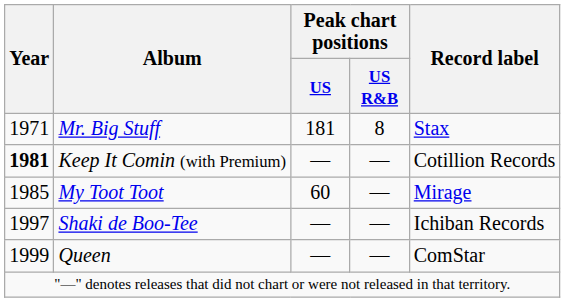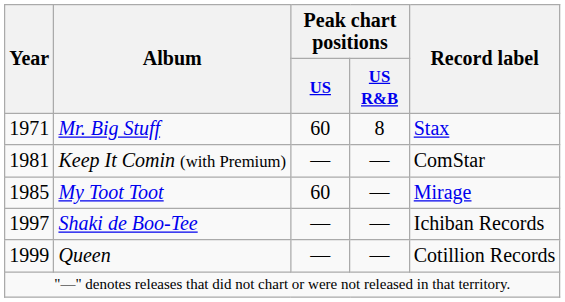(320, 128) 181 -> (320, 128) 60
(29, 160) bold -> (29, 160) normal
(485, 160) Cotillion Records -> (449, 160) ComStar
(449, 255) ComStar -> (485, 255) Cotillion Records
